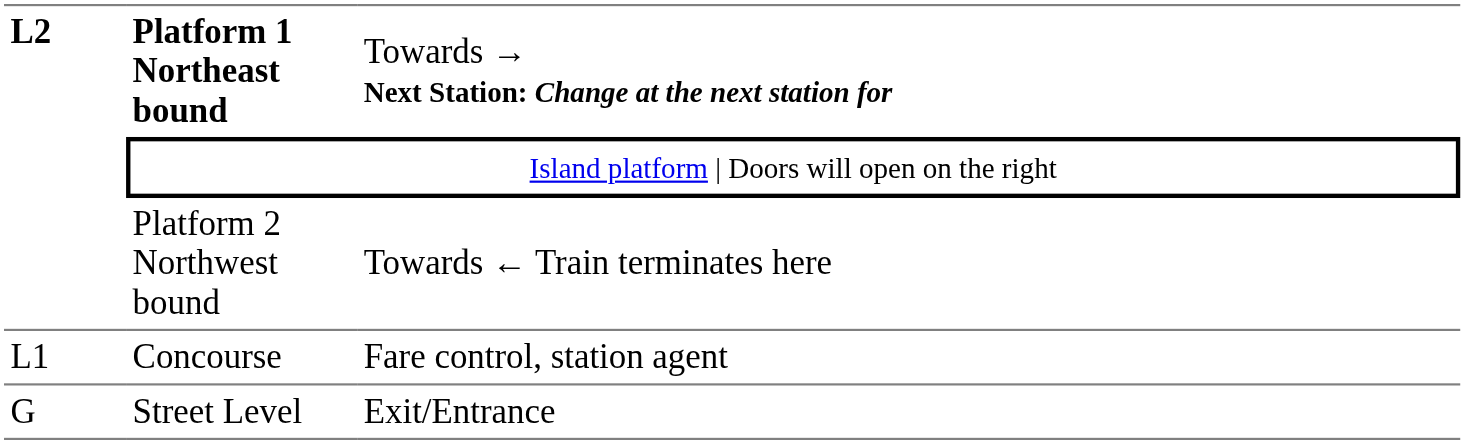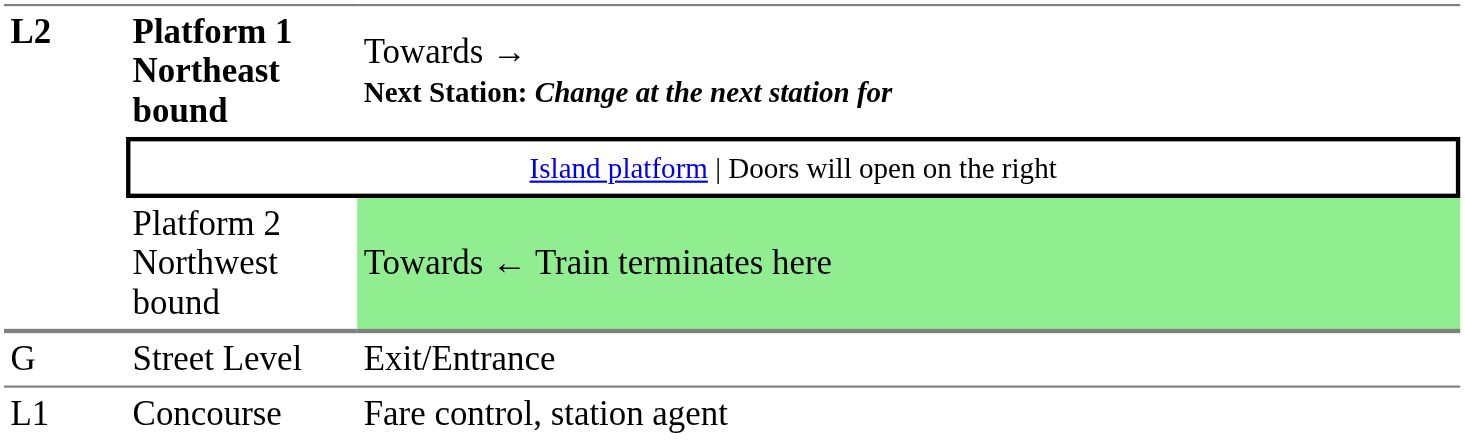(598, 262) no background -> (598, 262) lightgreen background
rows swapped: (207, 356) <-> (217, 411)
